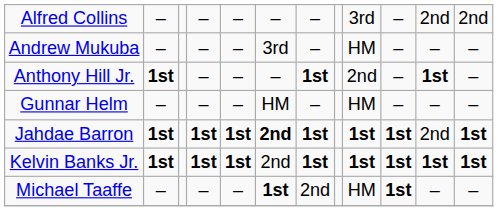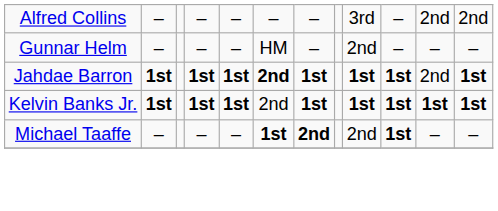- row: (74, 47)
- row: (74, 76)
(362, 104) HM -> (362, 47) 2nd
(315, 190) normal -> (314, 133) bold
(362, 190) HM -> (362, 133) 2nd
